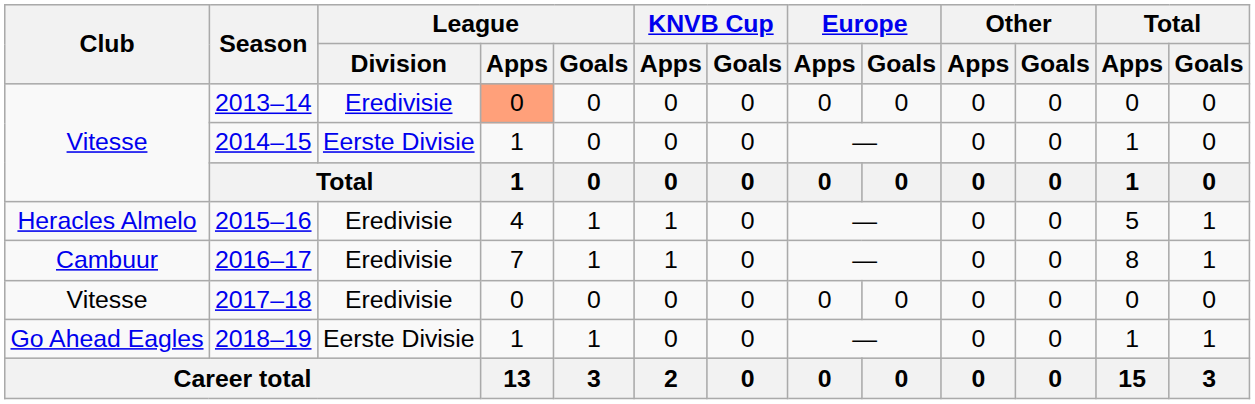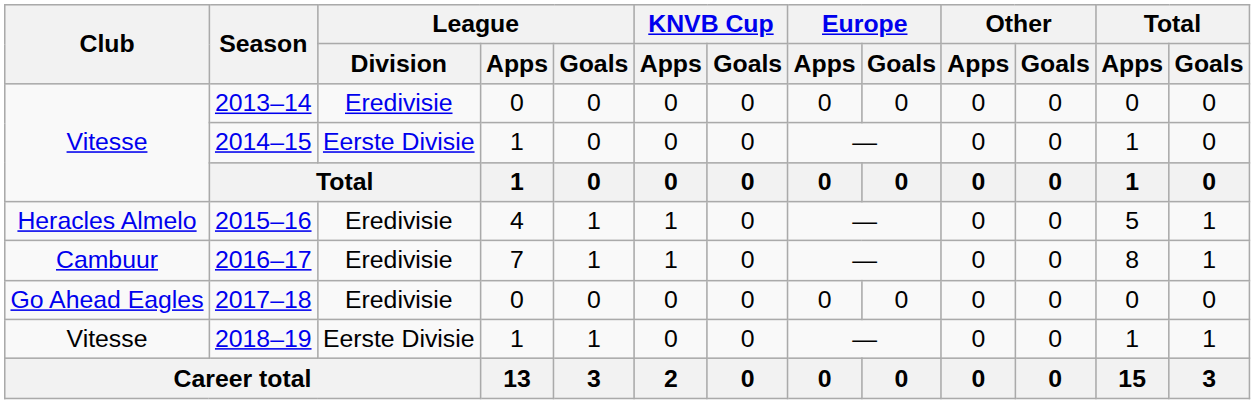(517, 102) lightsalmon background -> (517, 102) no background
(107, 299) Vitesse -> (107, 299) Go Ahead Eagles
(107, 338) Go Ahead Eagles -> (107, 338) Vitesse
